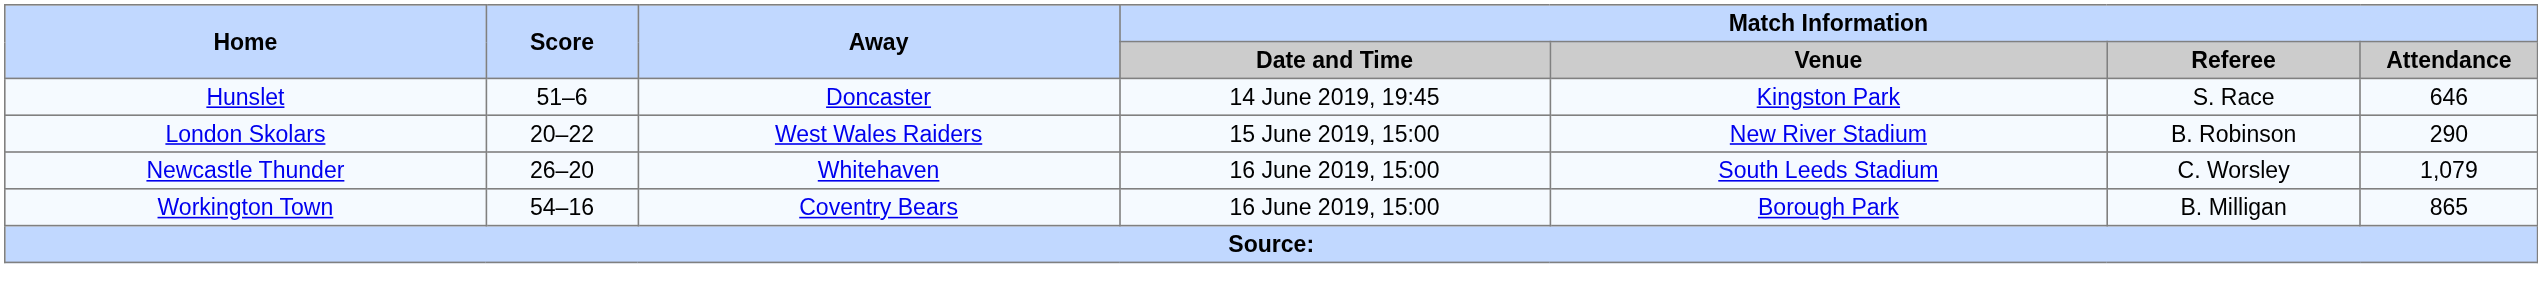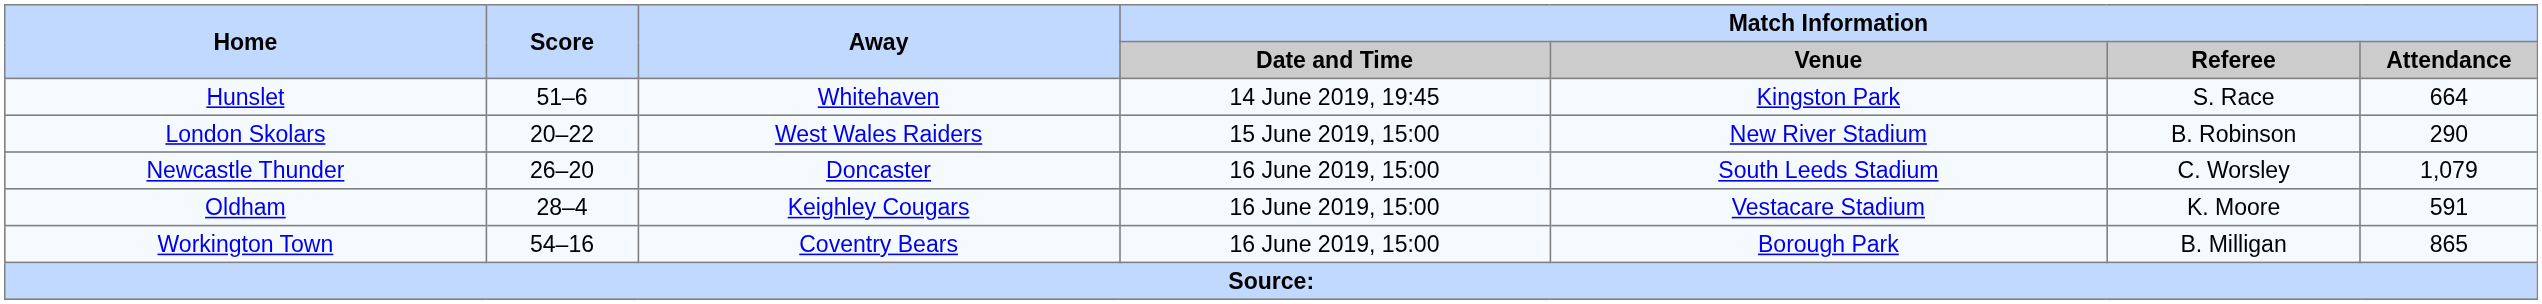(879, 97) Doncaster -> (879, 97) Whitehaven
(2449, 97) 646 -> (2449, 97) 664
(879, 170) Whitehaven -> (879, 170) Doncaster
+ row: (245, 207)
